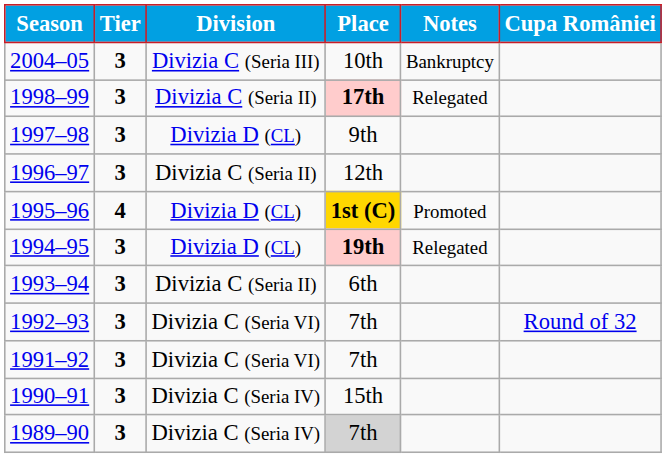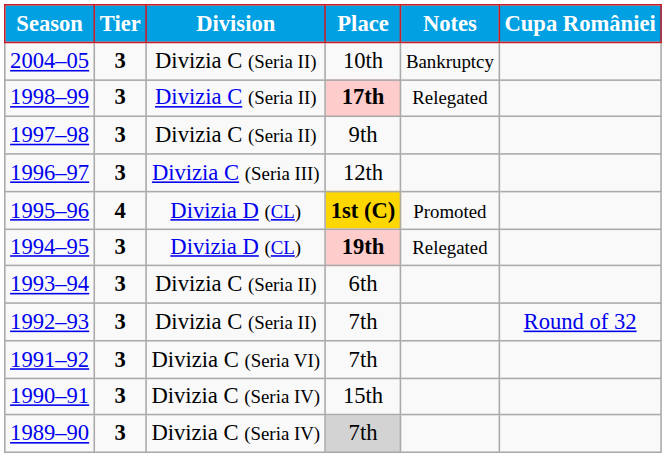(236, 60) Divizia C (Seria III) -> (236, 60) Divizia C (Seria II)
(236, 135) Divizia D (CL) -> (236, 135) Divizia C (Seria II)
(236, 172) Divizia C (Seria II) -> (236, 172) Divizia C (Seria III)
(236, 321) Divizia C (Seria VI) -> (236, 321) Divizia C (Seria II)
